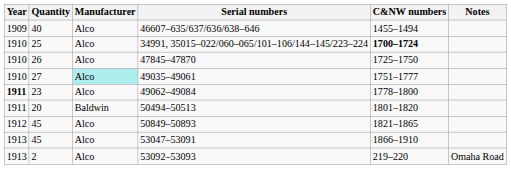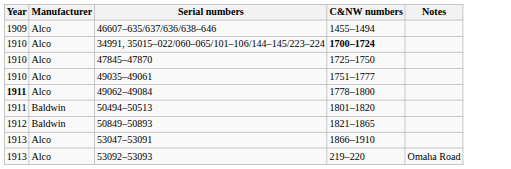- column: (51, 12)
(85, 76) paleturquoise background -> (41, 76) no background
(85, 124) Alco -> (49, 124) Baldwin
